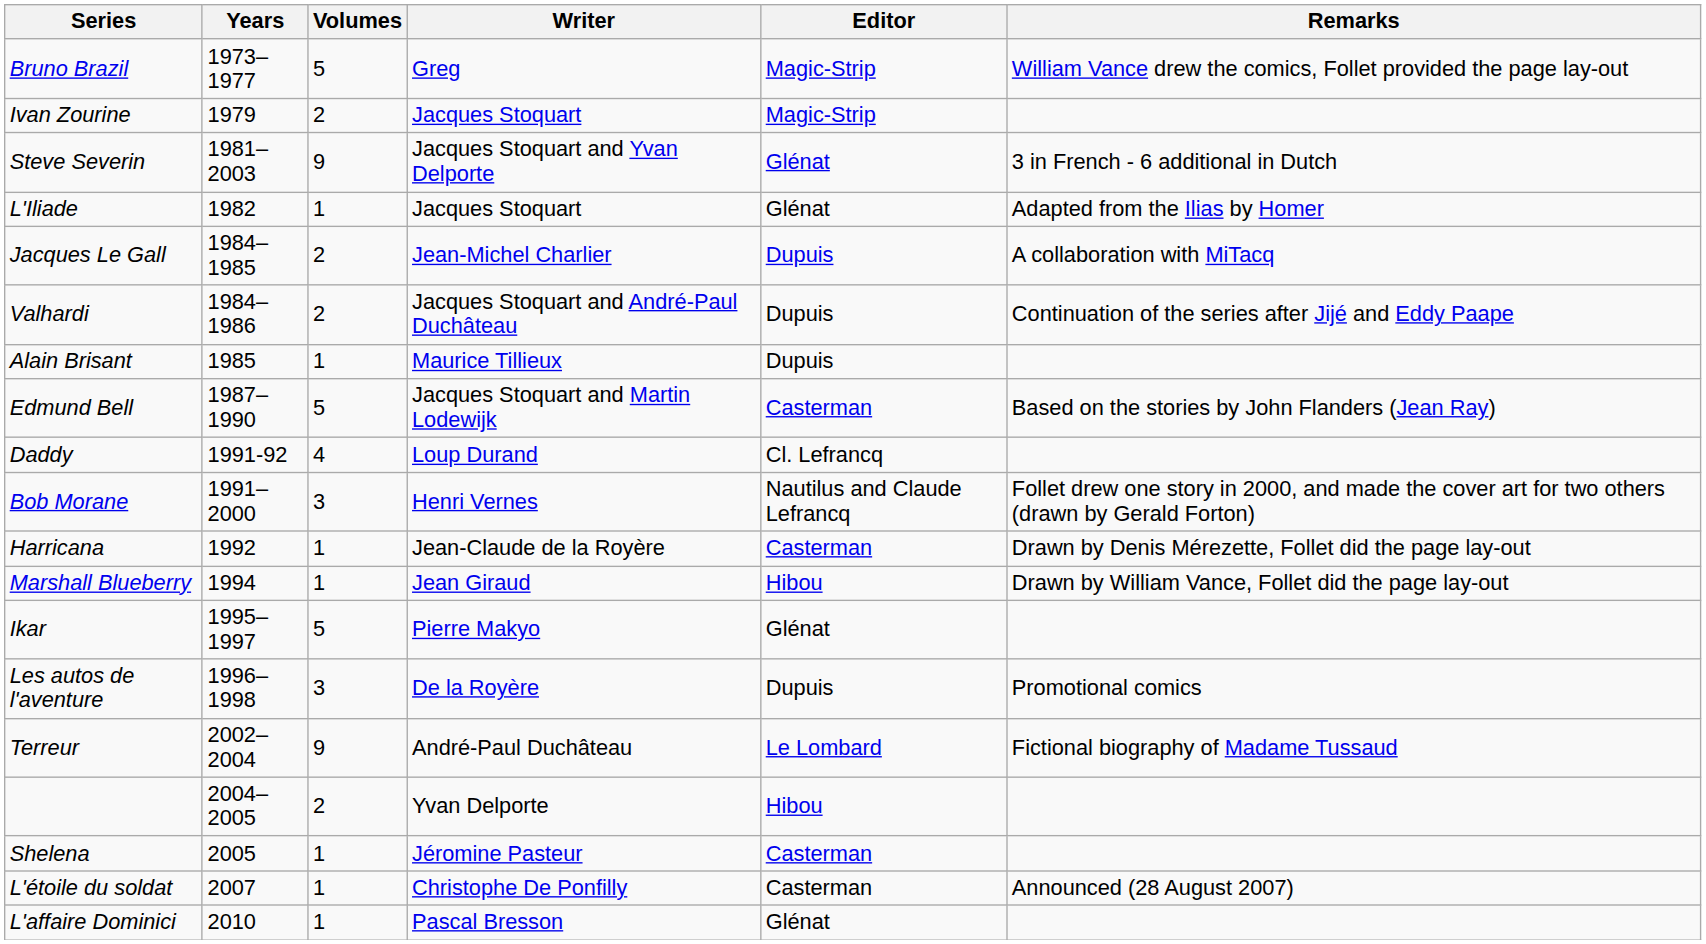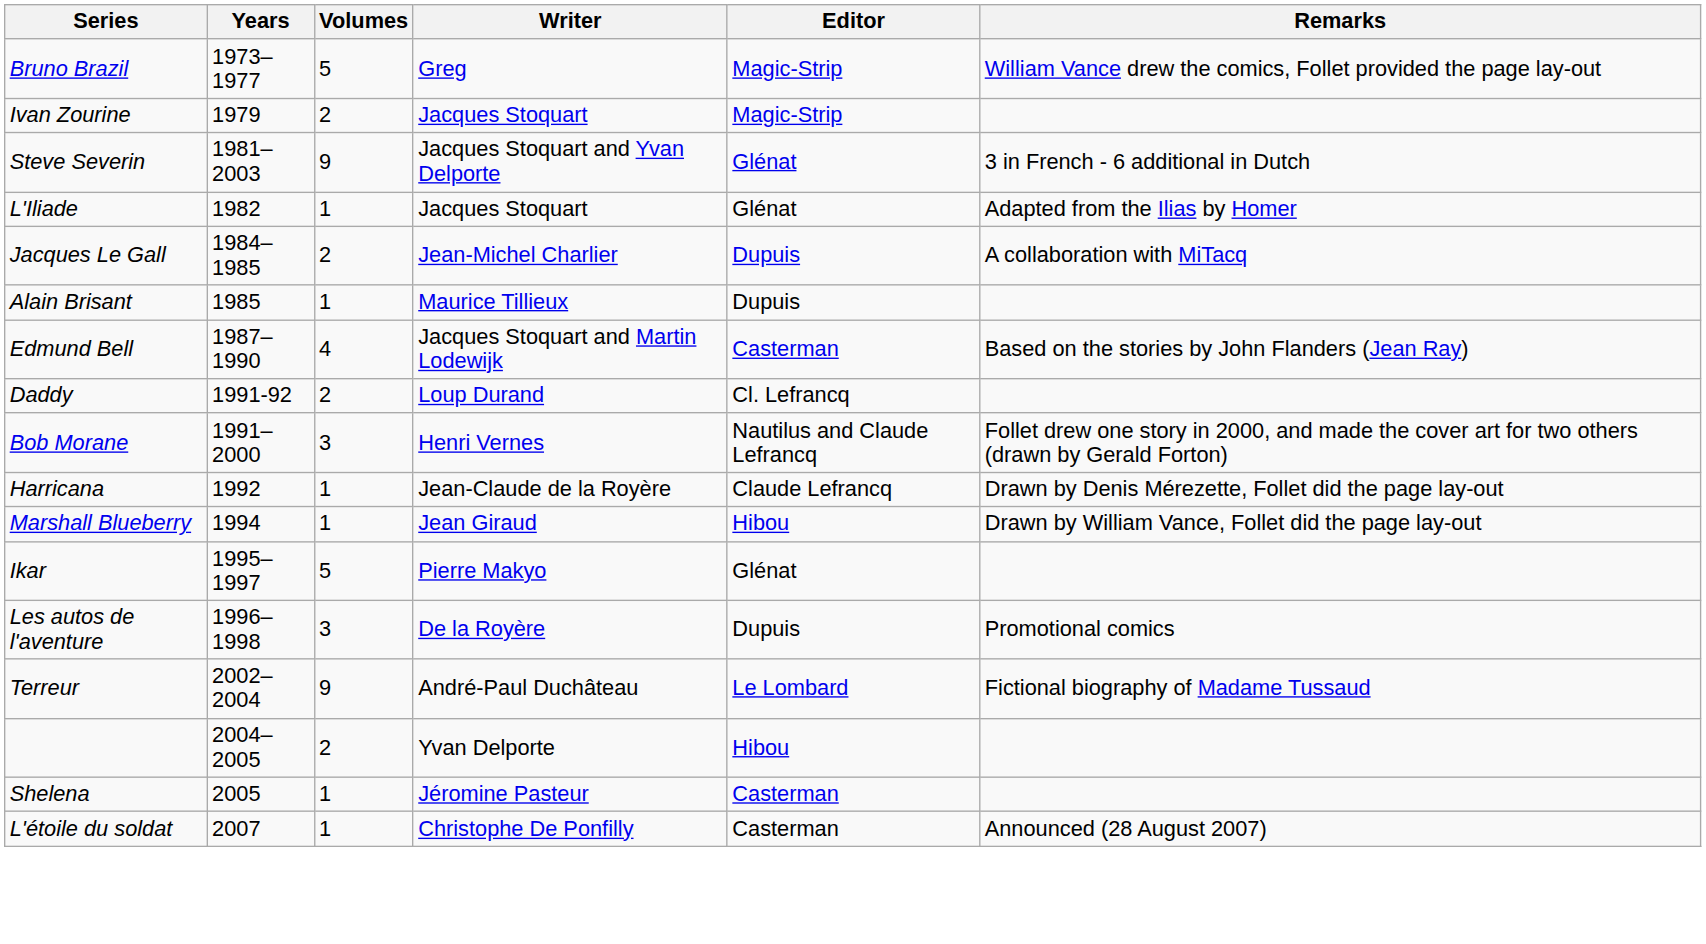- row: (49, 314)
(319, 407) 5 -> (325, 349) 4
(319, 454) 4 -> (325, 395) 2
(819, 548) Casterman -> (812, 489) Claude Lefrancq
- row: (93, 922)
